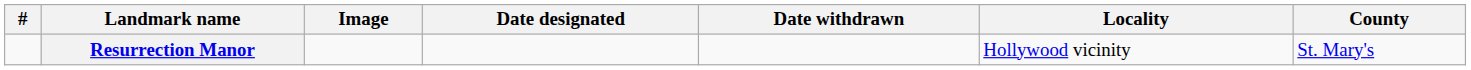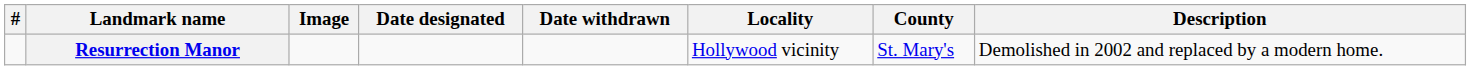+ column: (1220, 19)
